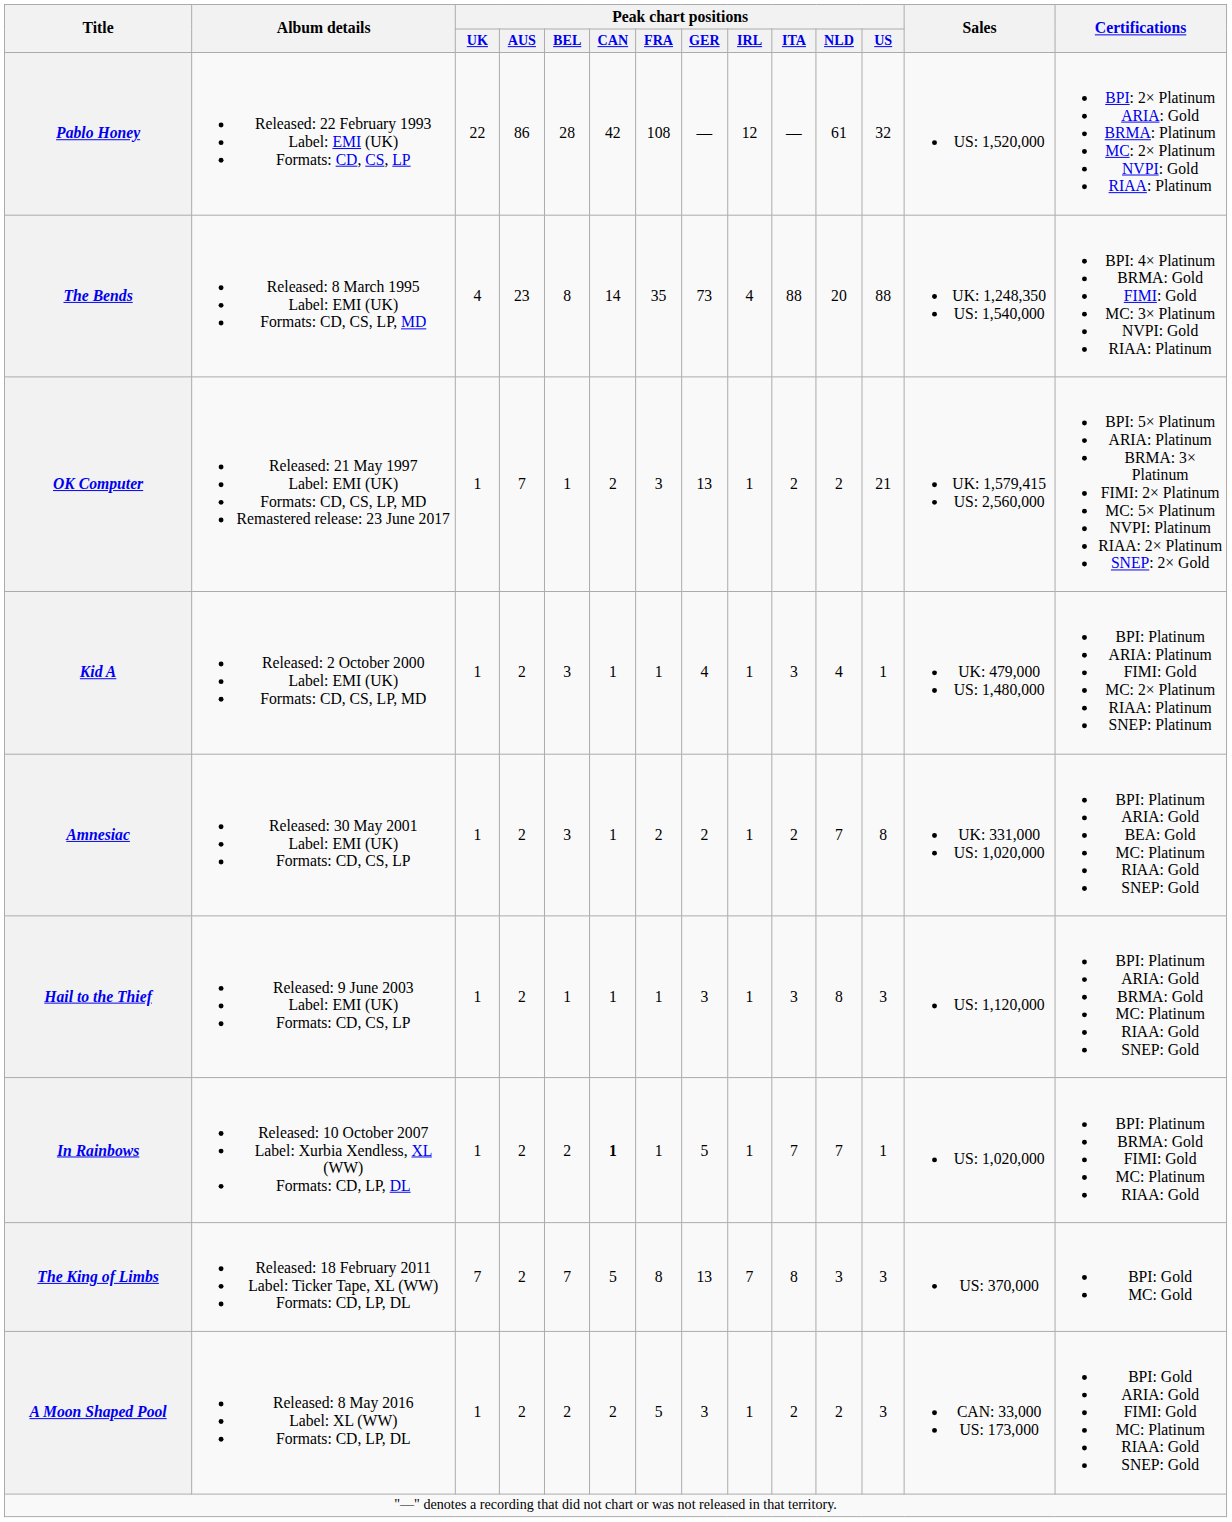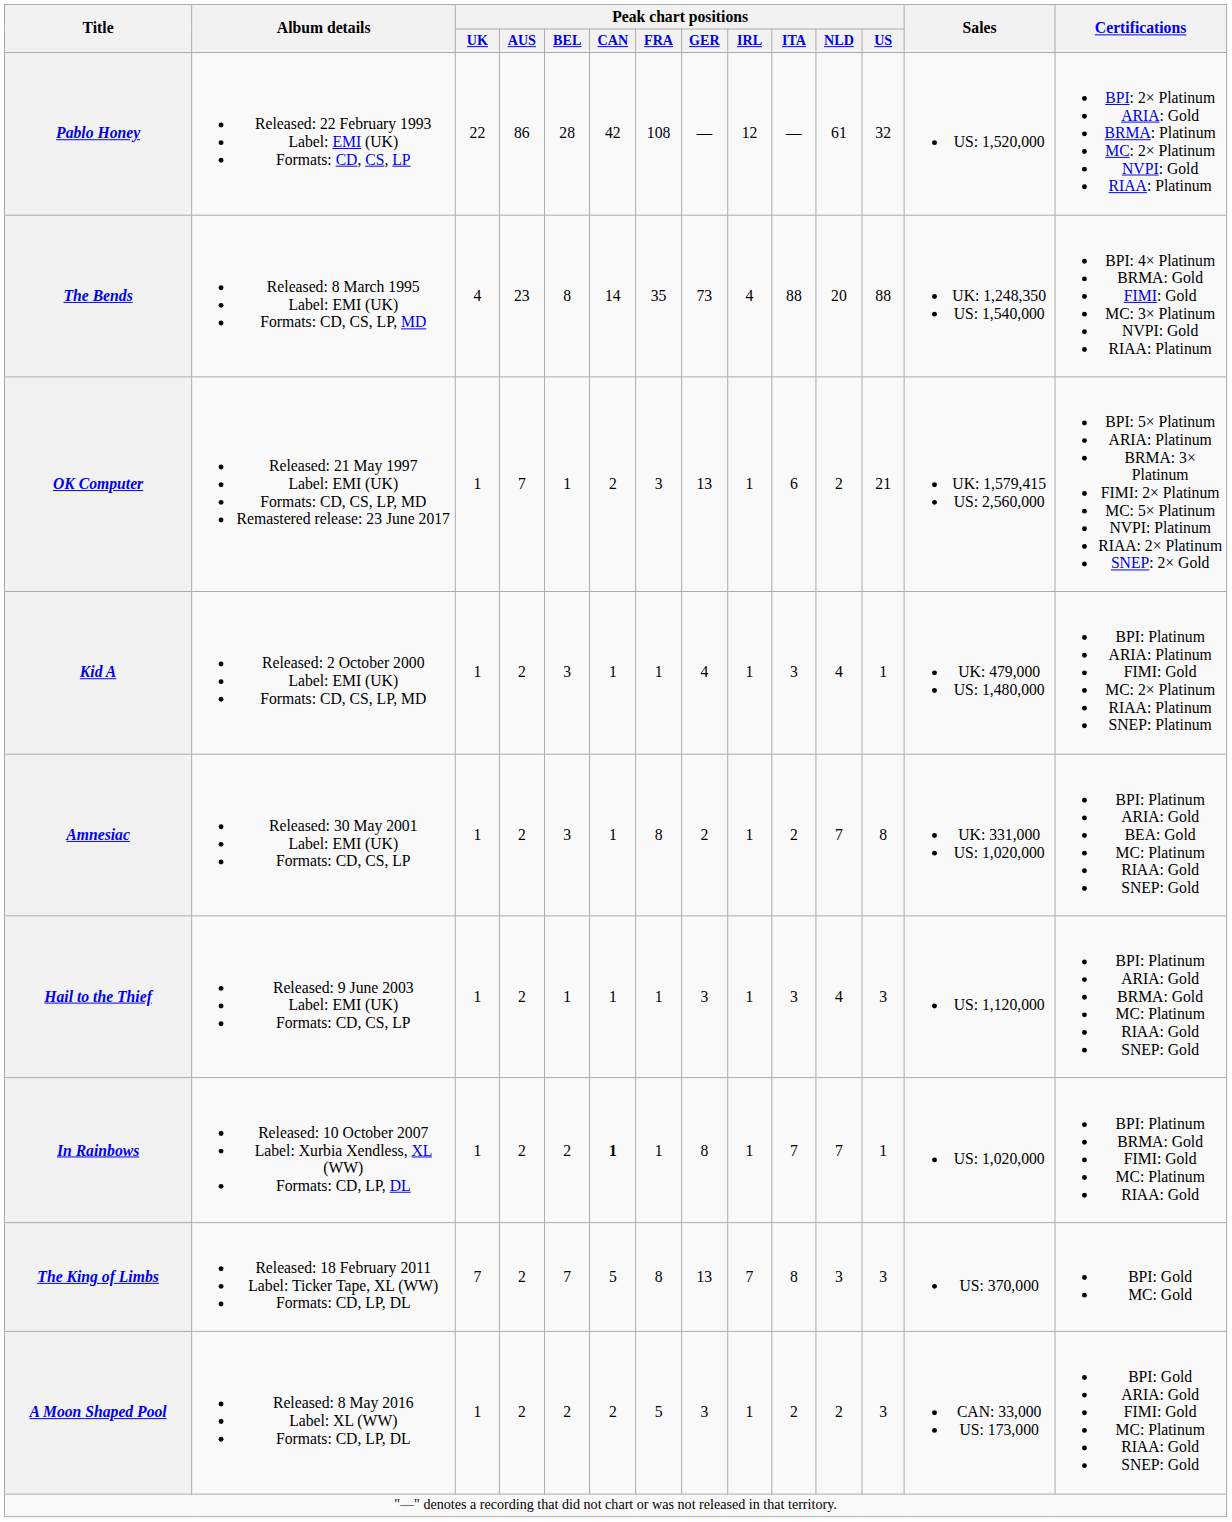(794, 484) 2 -> (794, 484) 6
(659, 834) 2 -> (659, 834) 8
(839, 996) 8 -> (839, 996) 4
(704, 1150) 5 -> (704, 1150) 8
